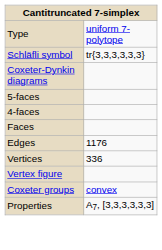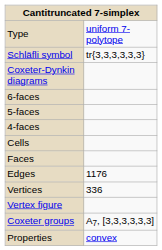+ row: (23, 96)
+ row: (18, 143)
(102, 189) convex -> (120, 221) A7, [3,3,3,3,3,3]
(120, 206) A7, [3,3,3,3,3,3] -> (102, 238) convex
